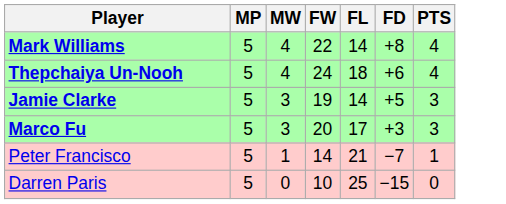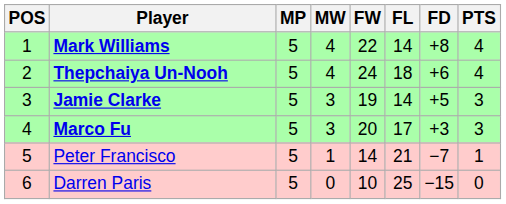+ column: (27, 18)
